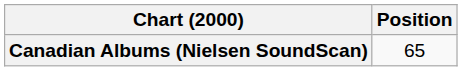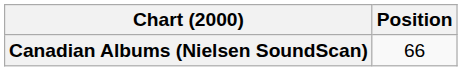(415, 50) 65 -> (415, 50) 66
